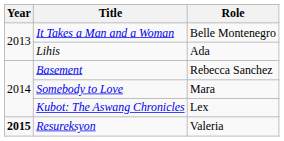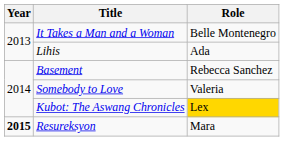(203, 88) Mara -> (207, 88) Valeria
(199, 107) no background -> (199, 107) gold background
(207, 126) Valeria -> (203, 126) Mara
